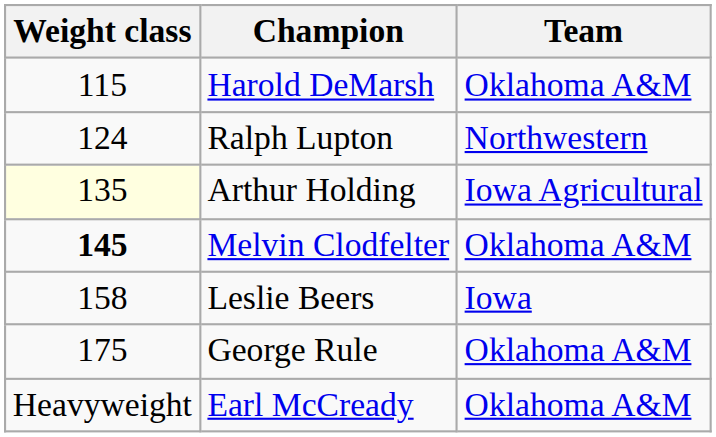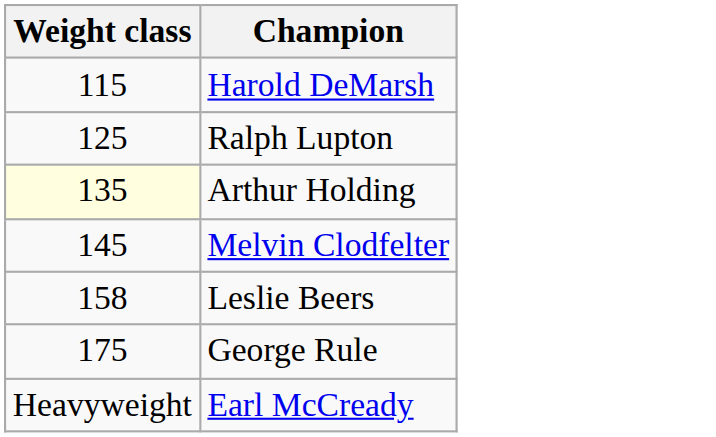- column: (584, 31)
(102, 137) 124 -> (102, 137) 125
(102, 244) bold -> (102, 244) normal
